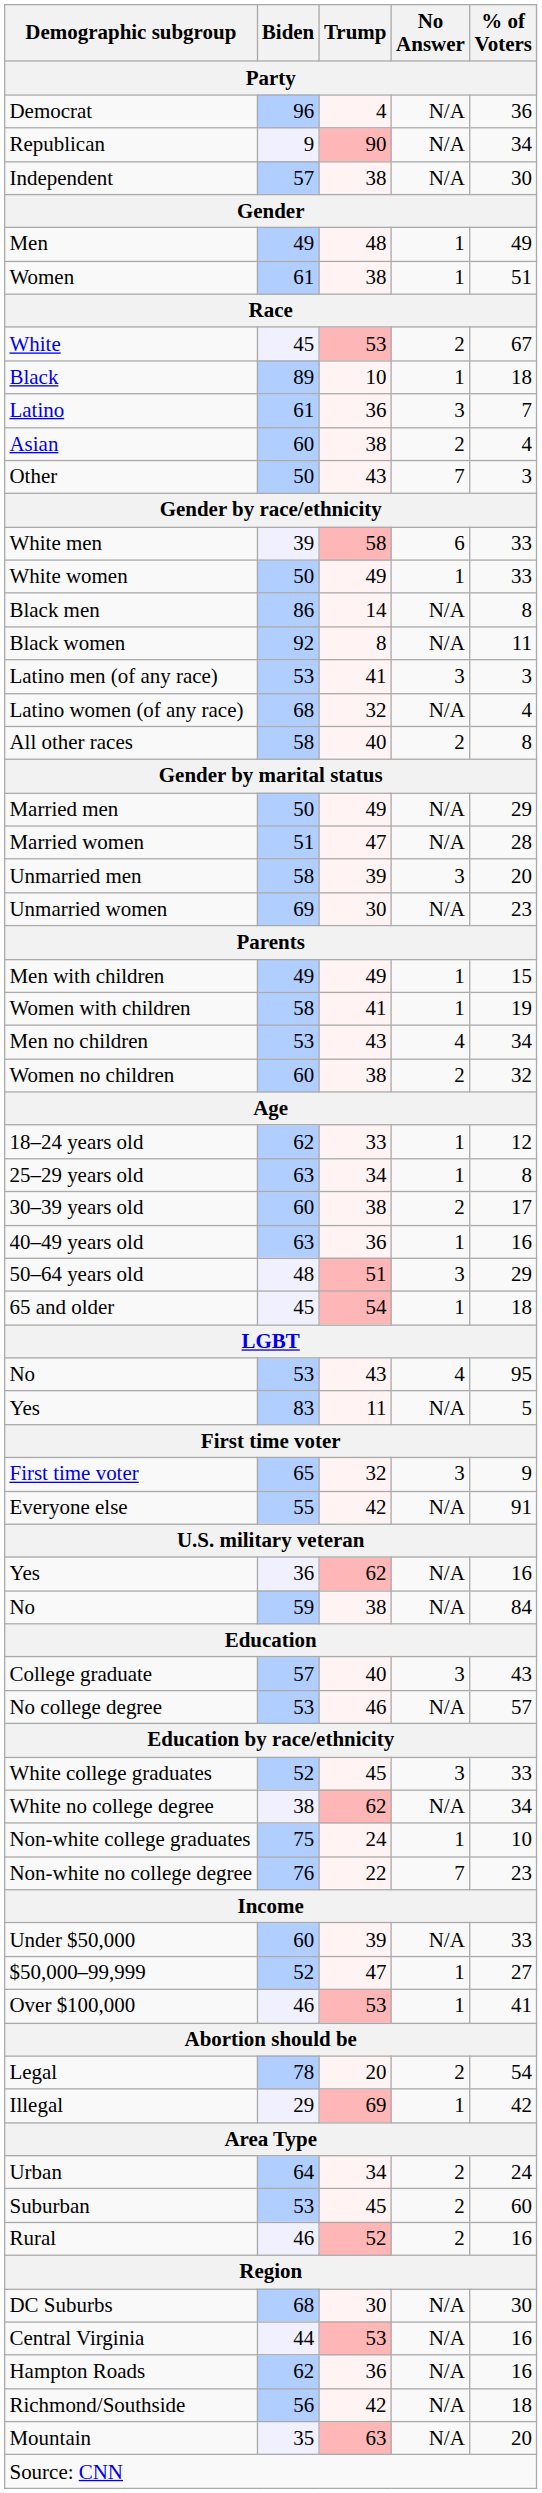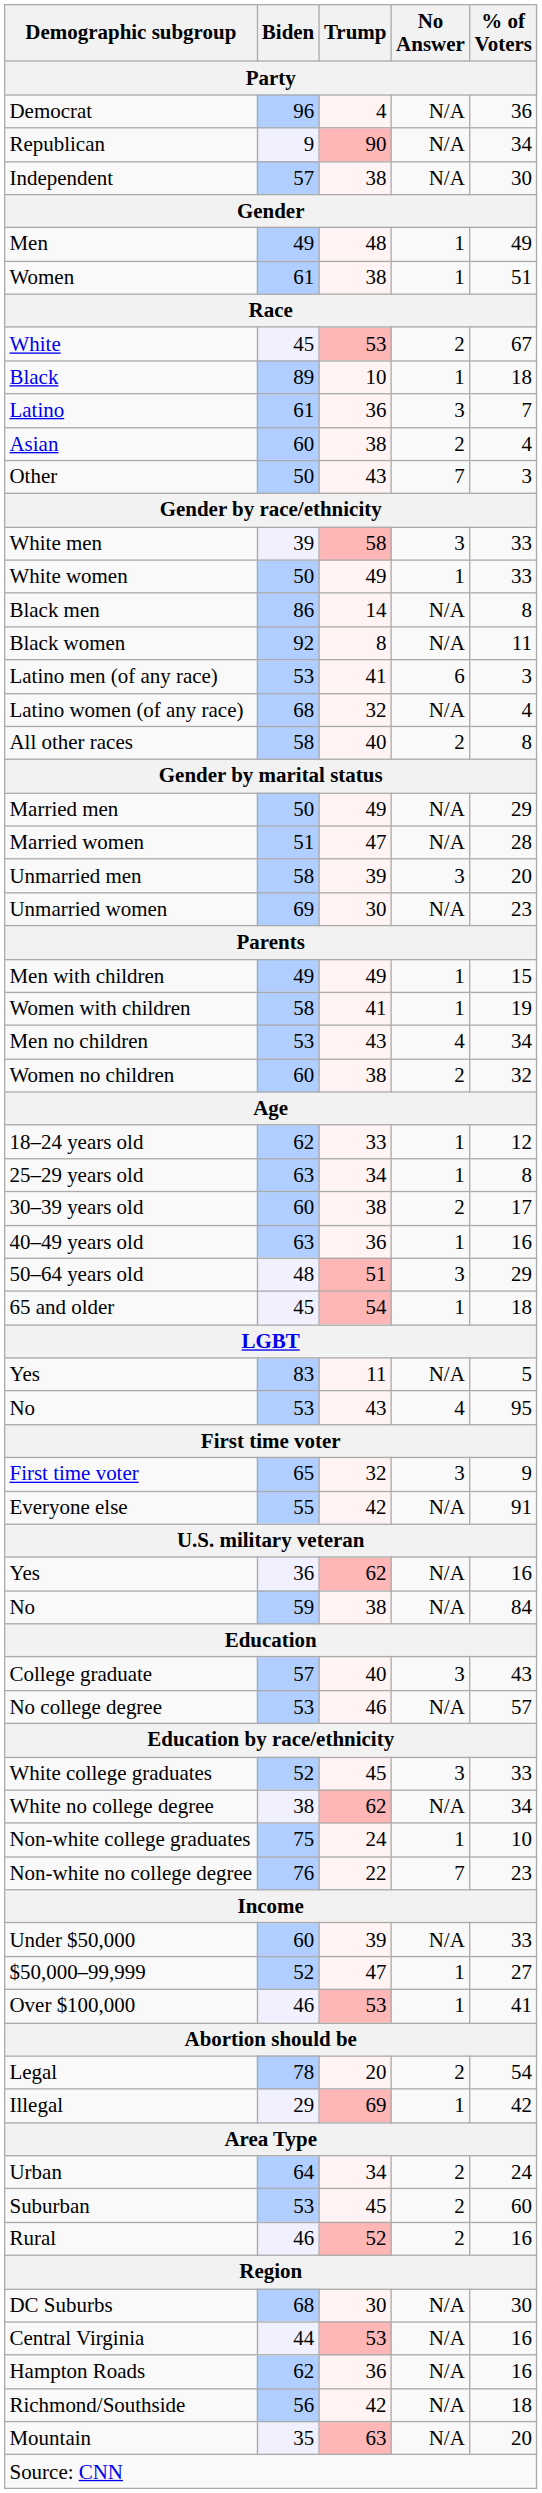(460, 543) 6 -> (460, 543) 3
(460, 676) 3 -> (460, 676) 6
rows swapped: (25, 1407) <-> (22, 1374)
